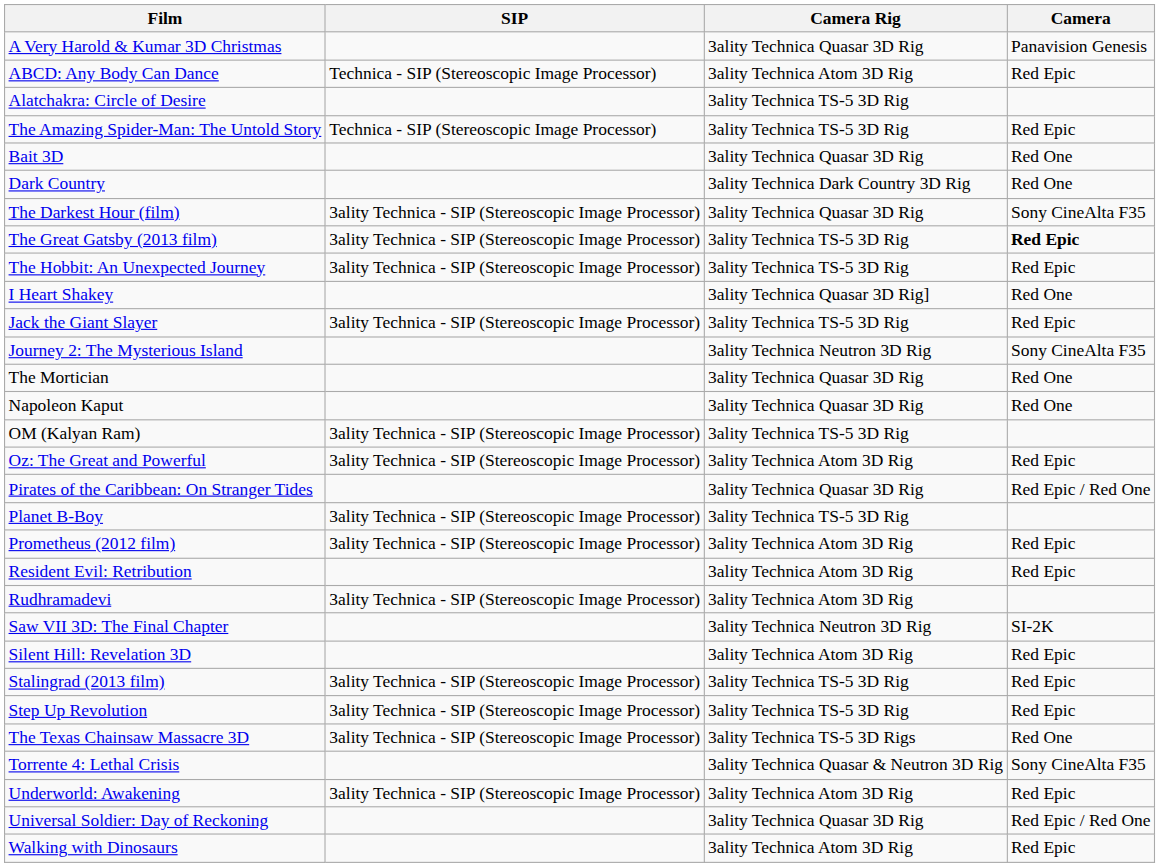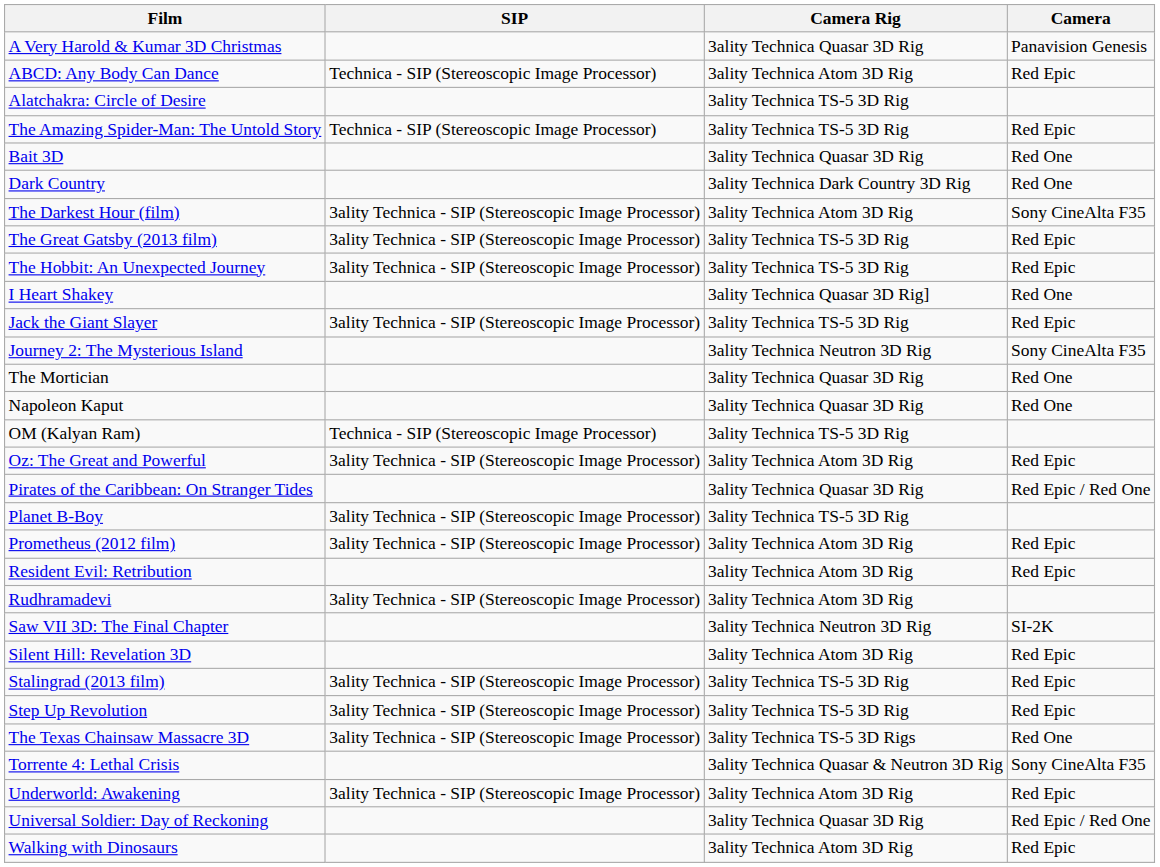(816, 211) 3ality Technica Quasar 3D Rig -> (810, 211) 3ality Technica Atom 3D Rig
(1045, 239) bold -> (1043, 239) normal
(515, 433) 3ality Technica - SIP (Stereoscopic Image Processor) -> (493, 433) Technica - SIP (Stereoscopic Image Processor)
